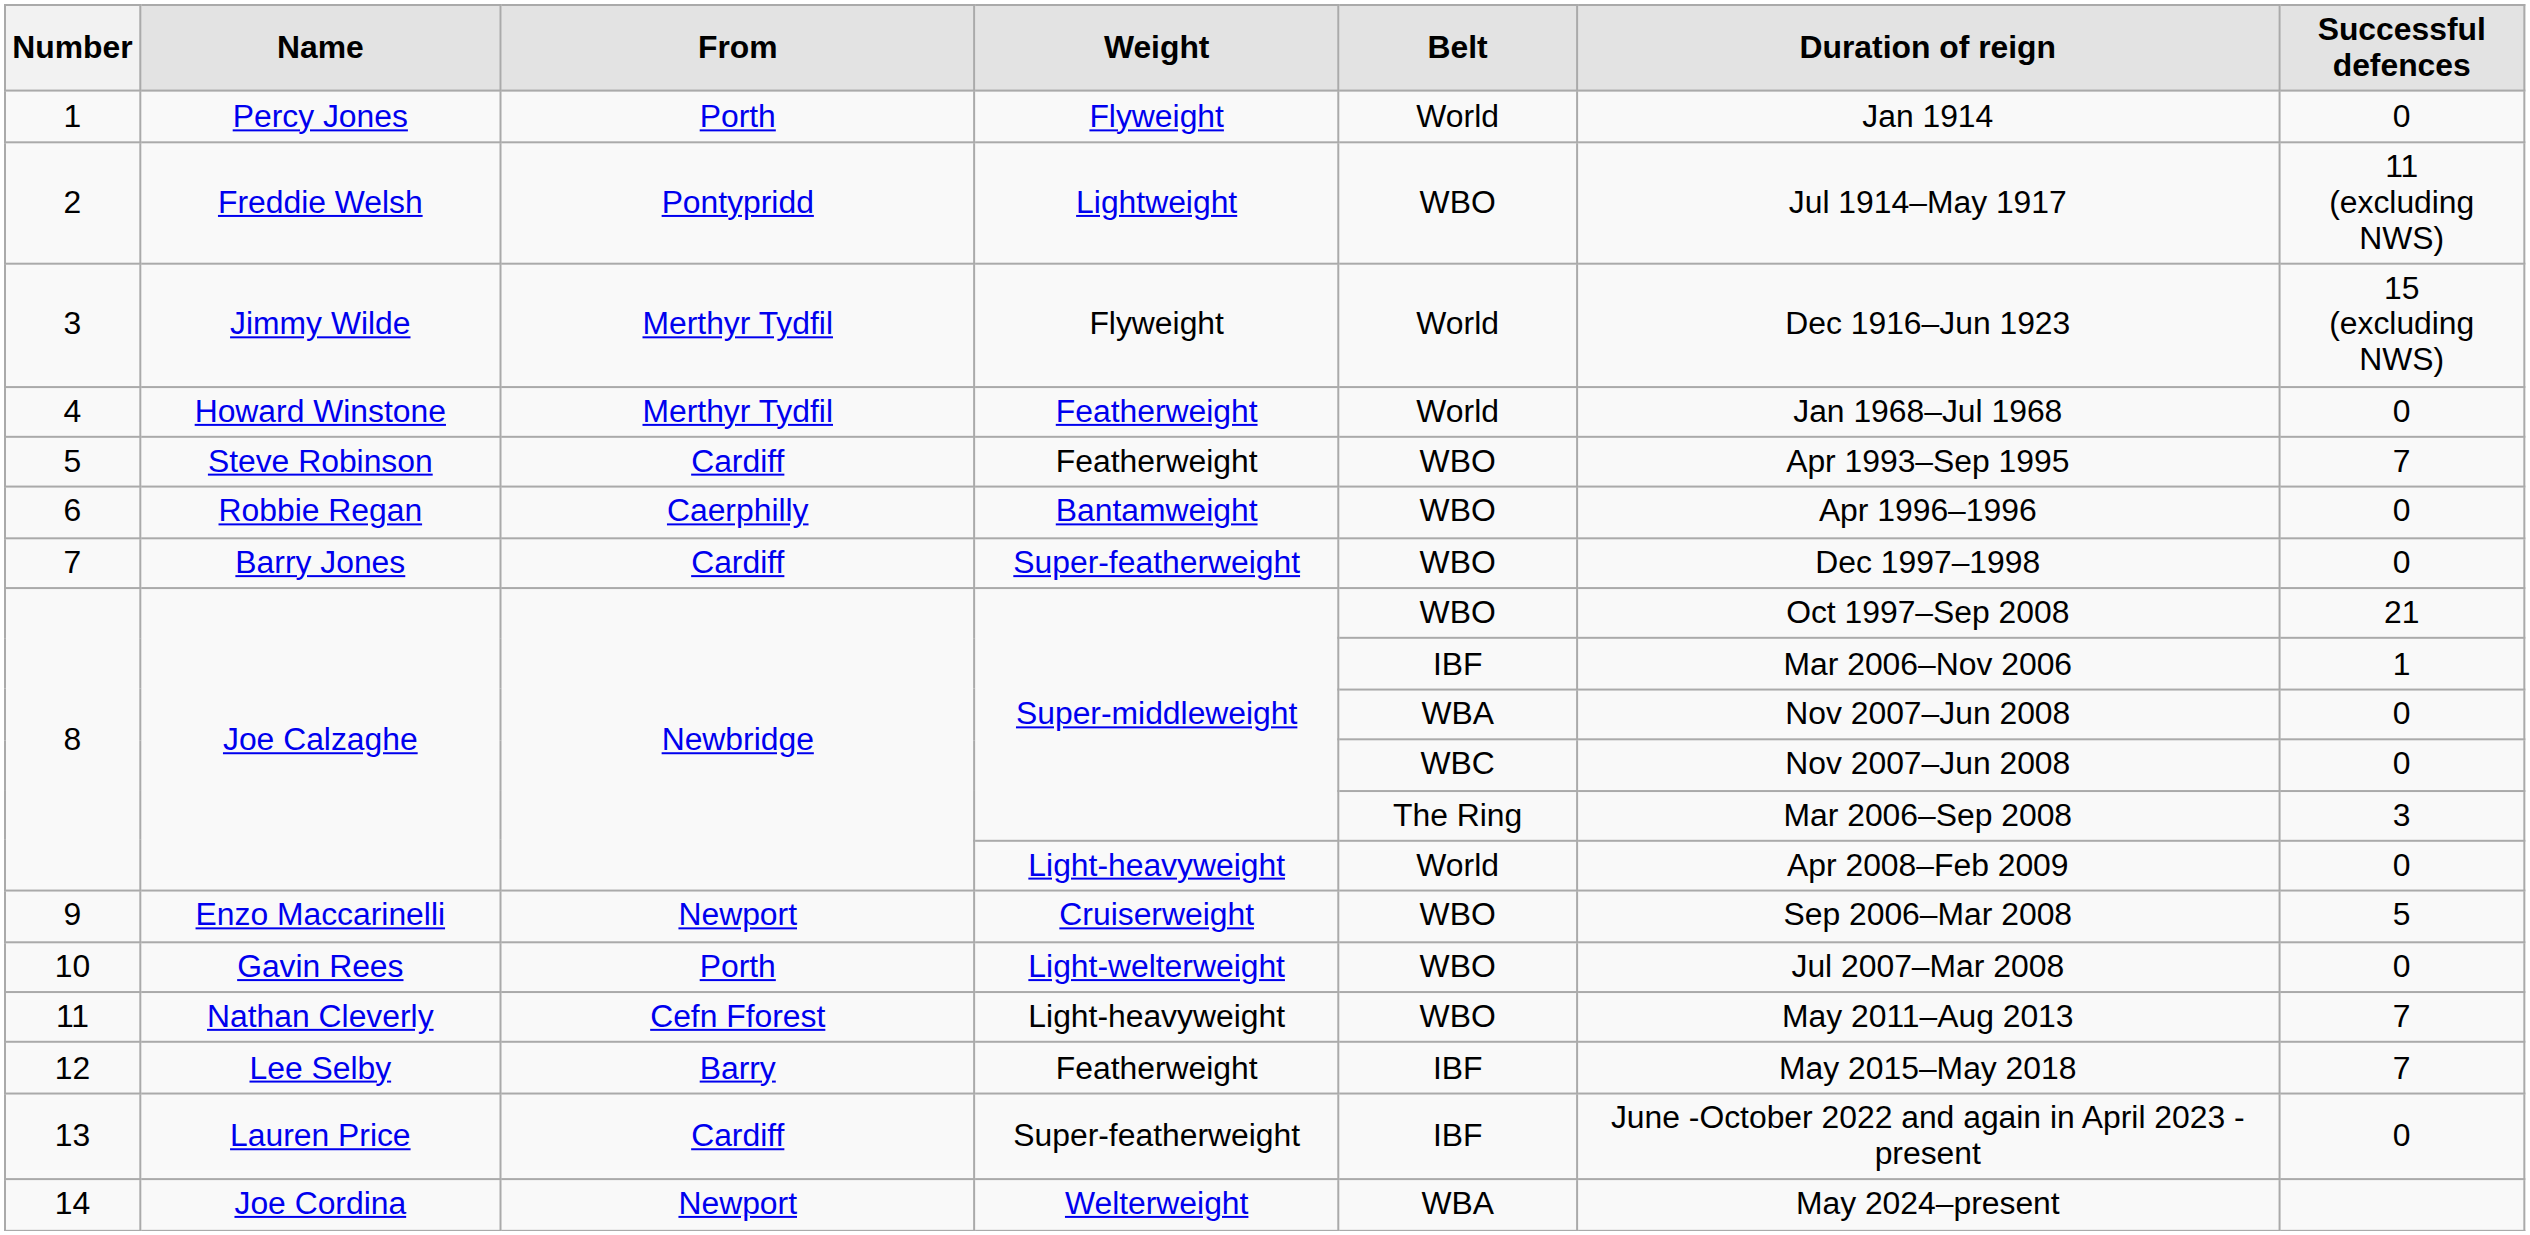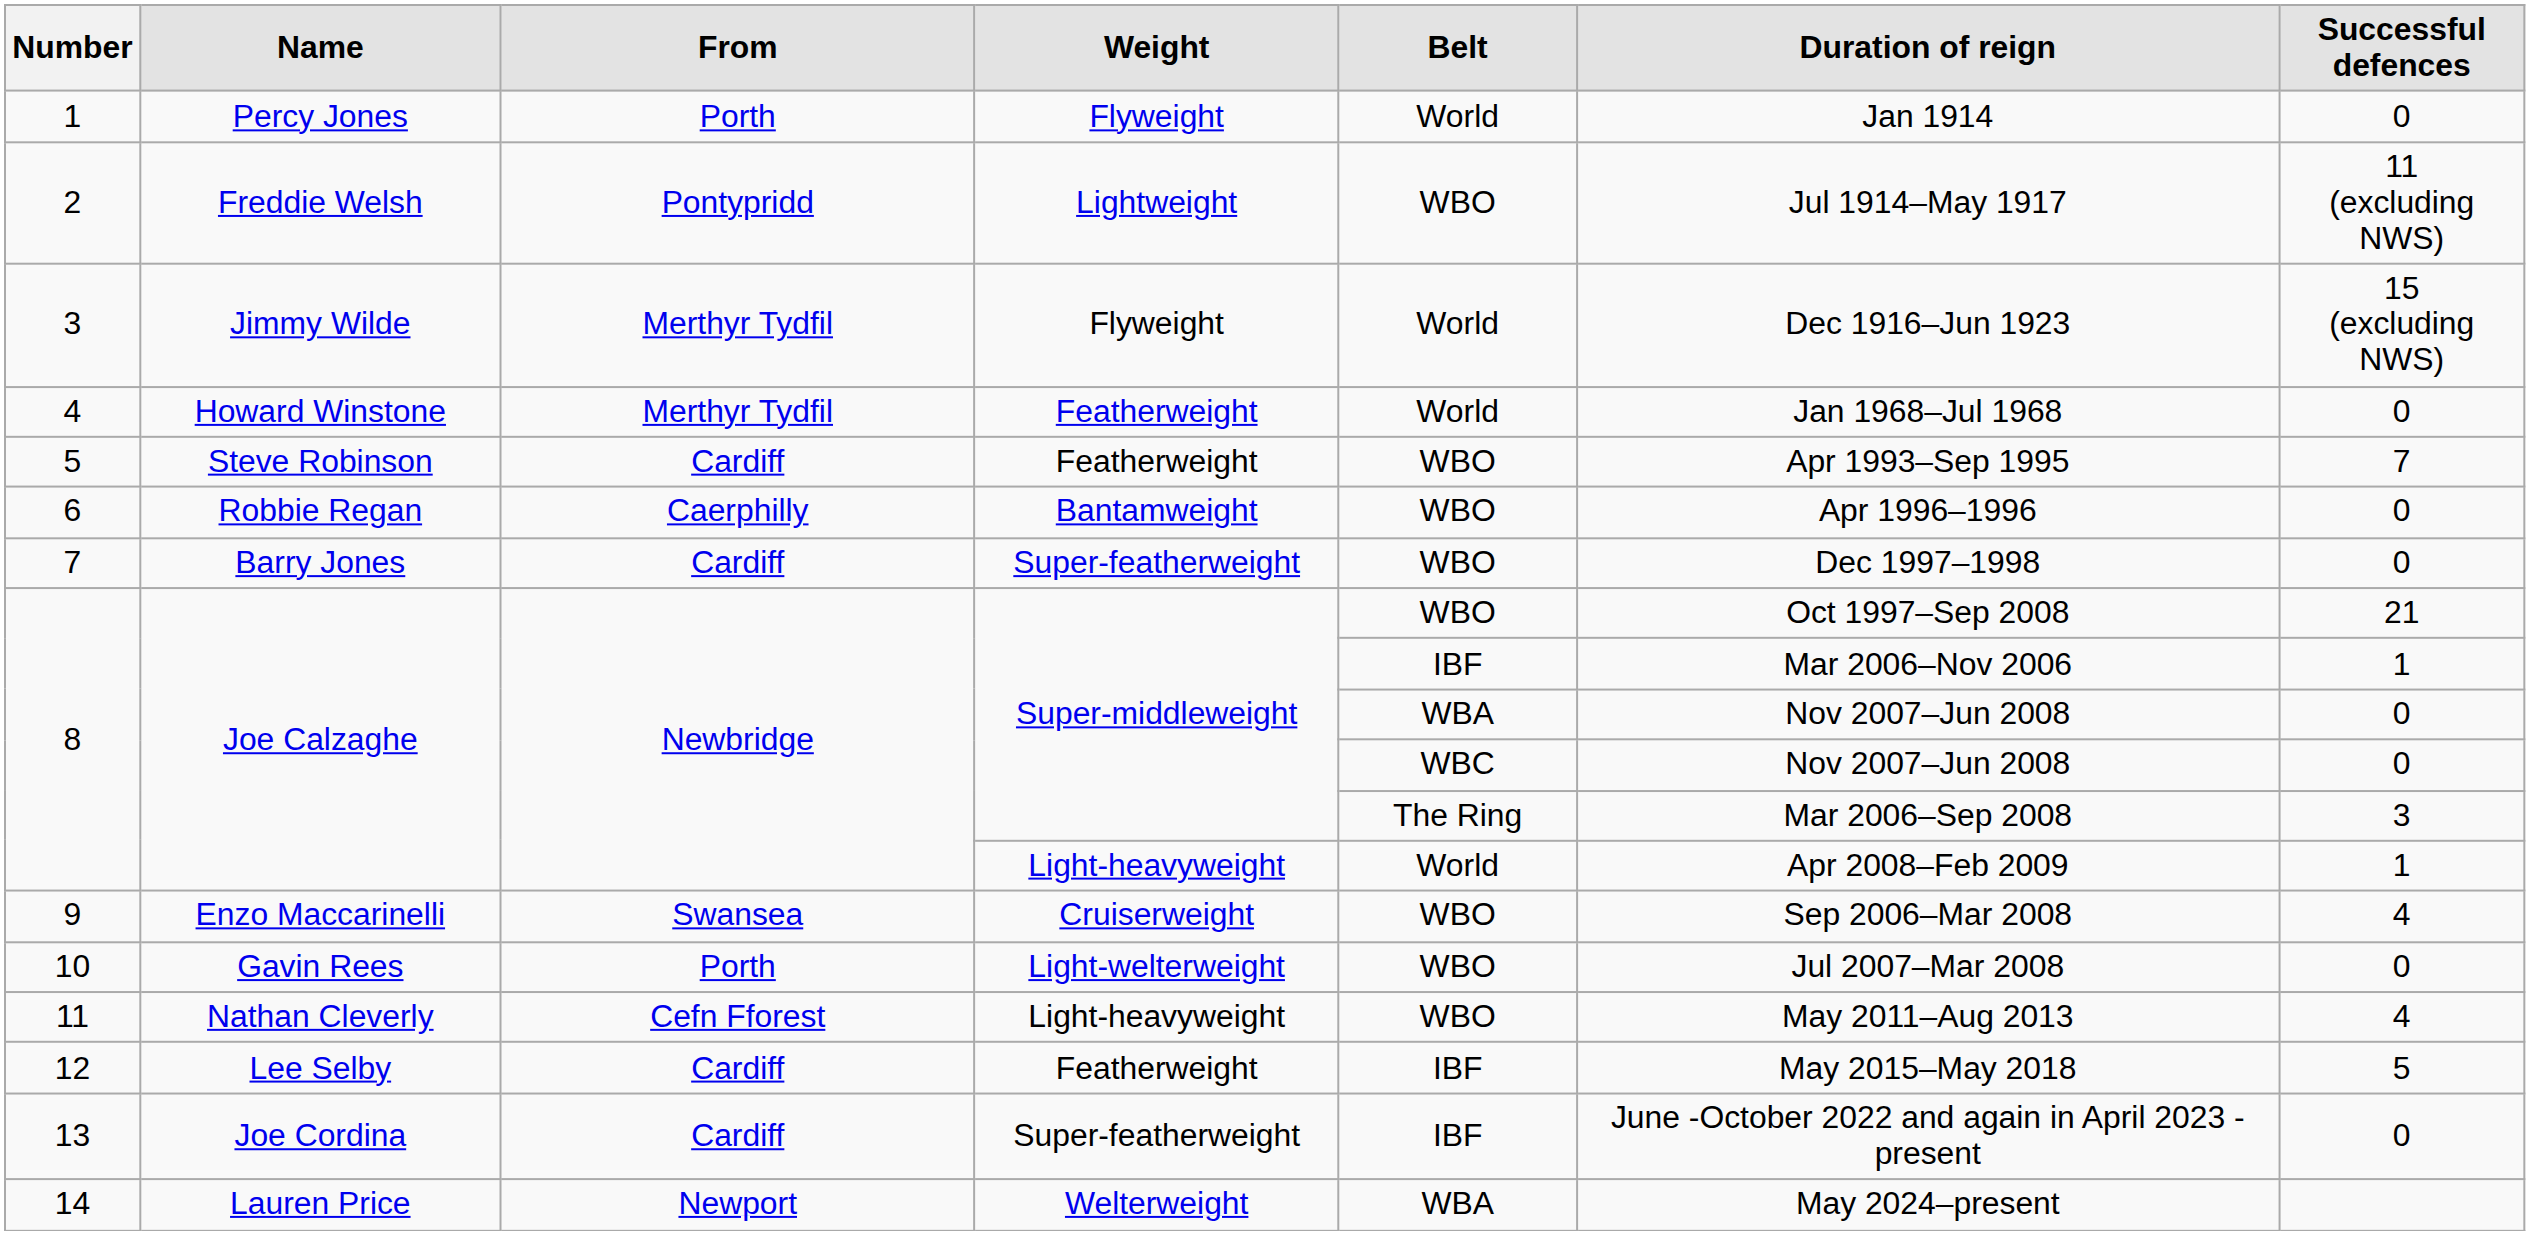(2402, 865) 0 -> (2402, 865) 1
(738, 915) Newport -> (738, 915) Swansea
(2402, 915) 5 -> (2402, 915) 4
(2402, 1016) 7 -> (2402, 1016) 4
(738, 1067) Barry -> (738, 1067) Cardiff
(2402, 1067) 7 -> (2402, 1067) 5
(320, 1135) Lauren Price -> (320, 1135) Joe Cordina
(320, 1204) Joe Cordina -> (320, 1204) Lauren Price
